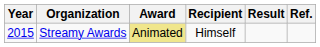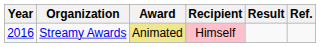(20, 33) 2015 -> (20, 33) 2016
(215, 33) no background -> (215, 33) pink background
